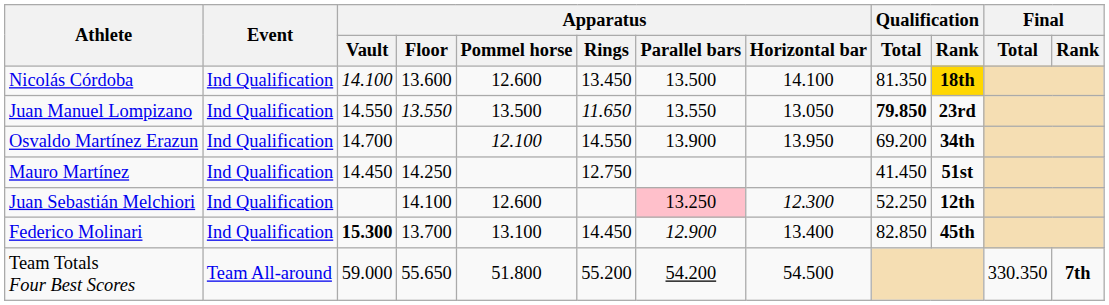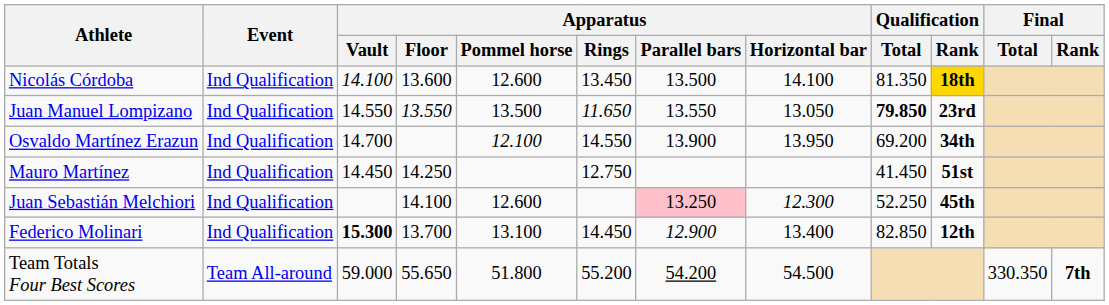(957, 202) 12th -> (957, 202) 45th
(957, 232) 45th -> (957, 232) 12th
